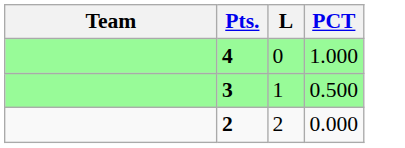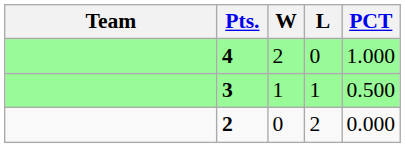+ column: (286, 21)
